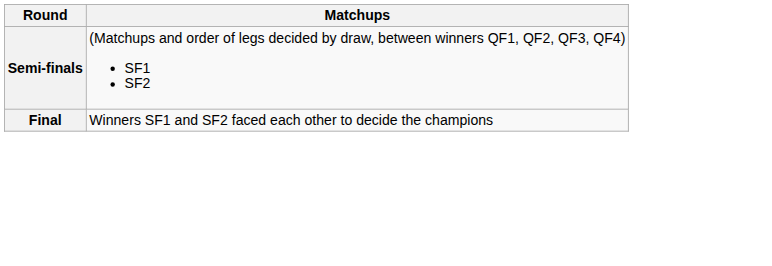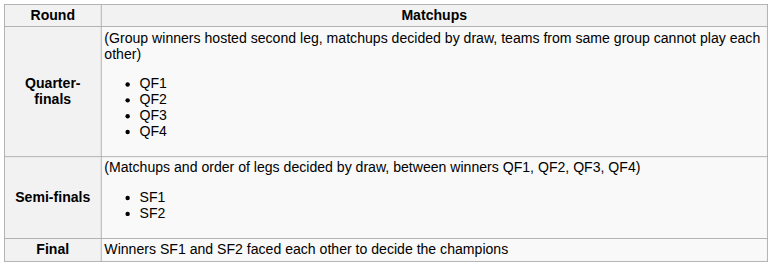+ row: (53, 91)
